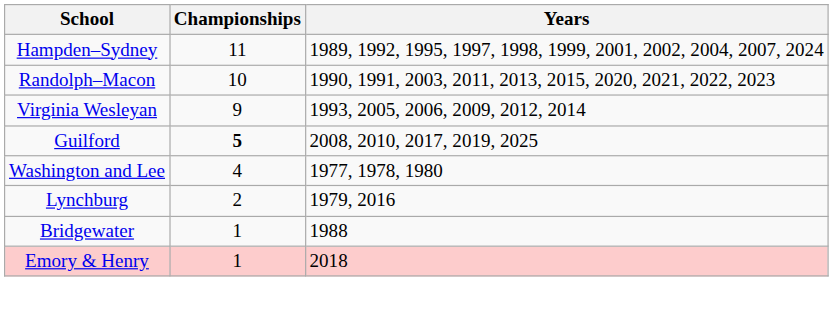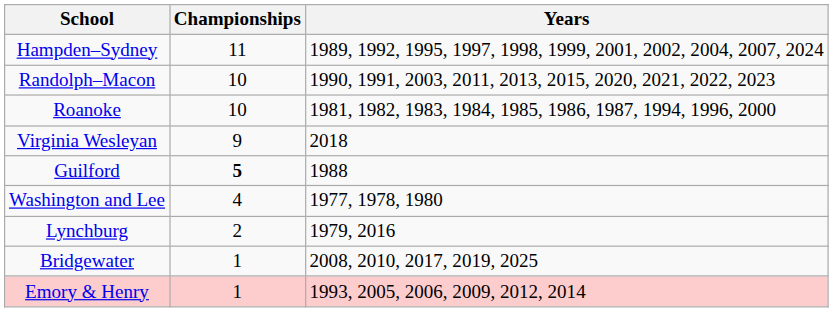+ row: (87, 110)
(448, 110) 1993, 2005, 2006, 2009, 2012, 2014 -> (329, 140) 2018
(424, 140) 2008, 2010, 2017, 2019, 2025 -> (329, 170) 1988
(329, 230) 1988 -> (424, 261) 2008, 2010, 2017, 2019, 2025
(329, 261) 2018 -> (448, 291) 1993, 2005, 2006, 2009, 2012, 2014
